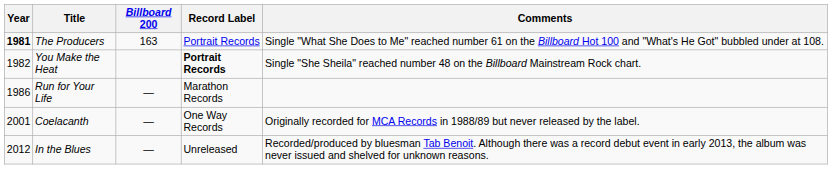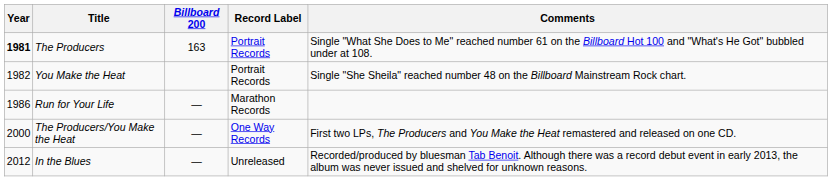(205, 64) bold -> (250, 76) normal
+ row: (95, 133)
- row: (62, 121)
